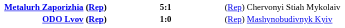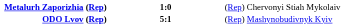(166, 7) 5:1 -> (166, 7) 1:0
(166, 19) 1:0 -> (166, 19) 5:1
